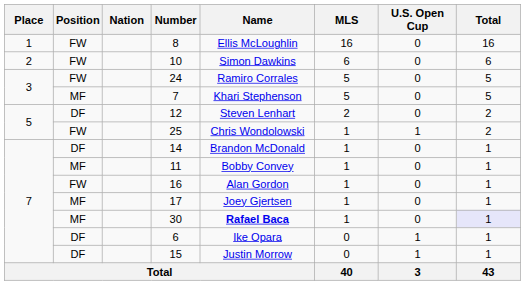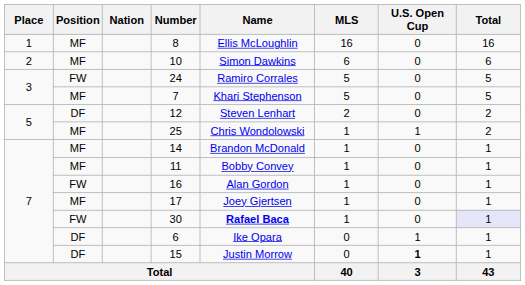(78, 43) FW -> (78, 43) MF
(78, 61) FW -> (78, 61) MF
(78, 131) FW -> (78, 131) MF
(78, 149) DF -> (78, 149) MF
(78, 219) MF -> (78, 219) FW
(417, 254) normal -> (417, 254) bold
